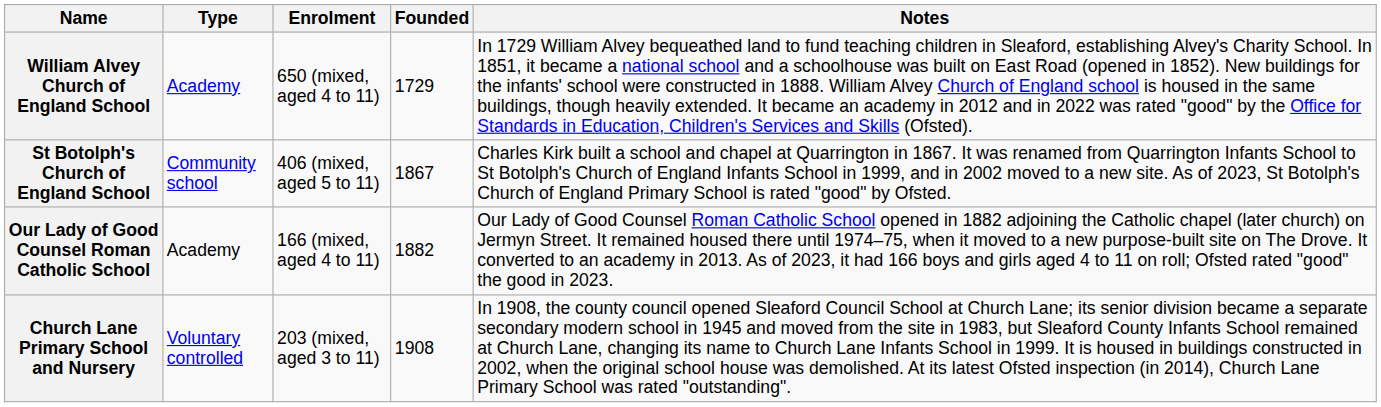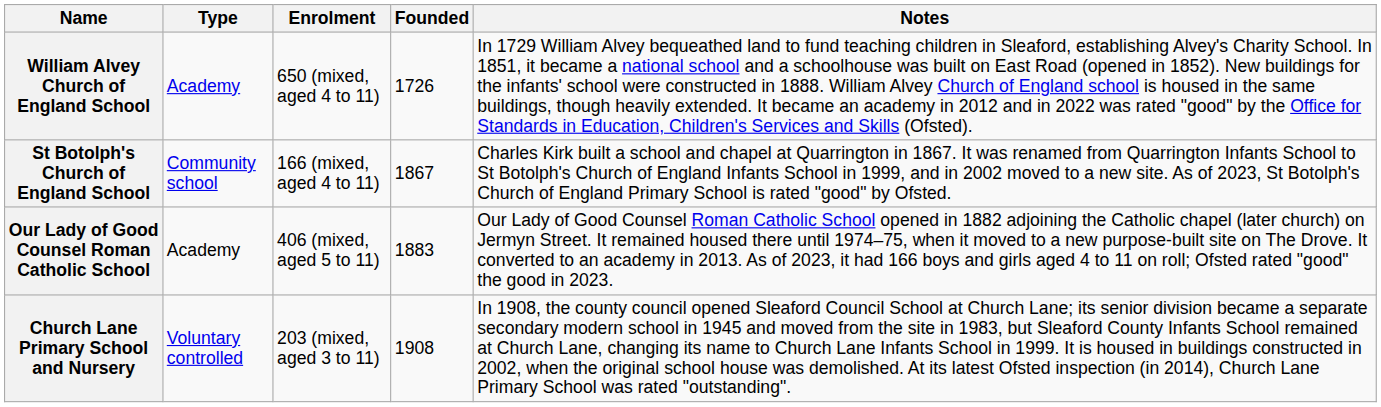(414, 85) 1729 -> (414, 85) 1726
(328, 173) 406 (mixed, aged 5 to 11) -> (328, 173) 166 (mixed, aged 4 to 11)
(328, 250) 166 (mixed, aged 4 to 11) -> (328, 250) 406 (mixed, aged 5 to 11)
(414, 250) 1882 -> (414, 250) 1883
